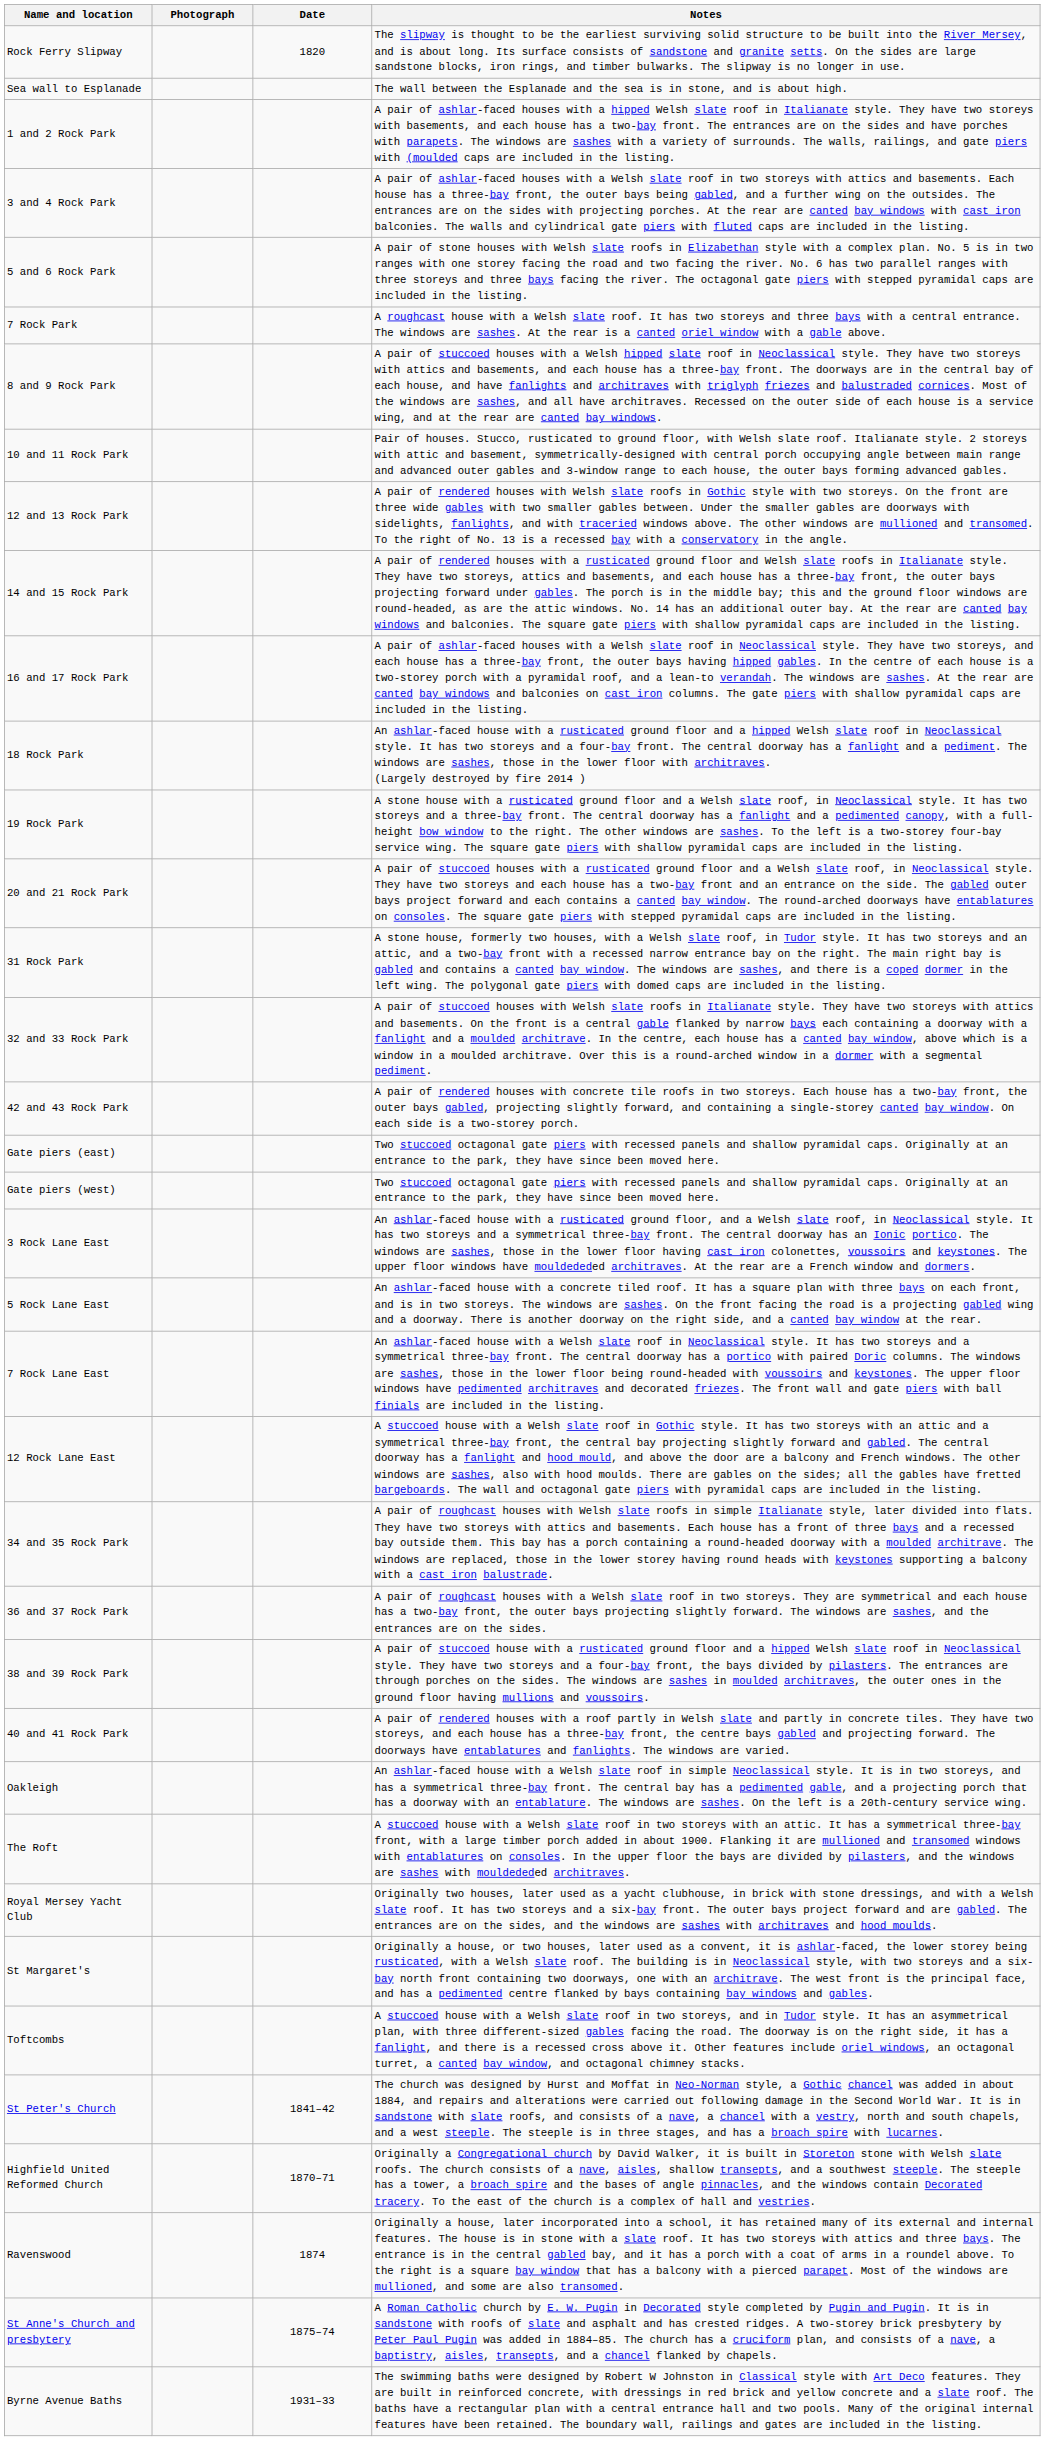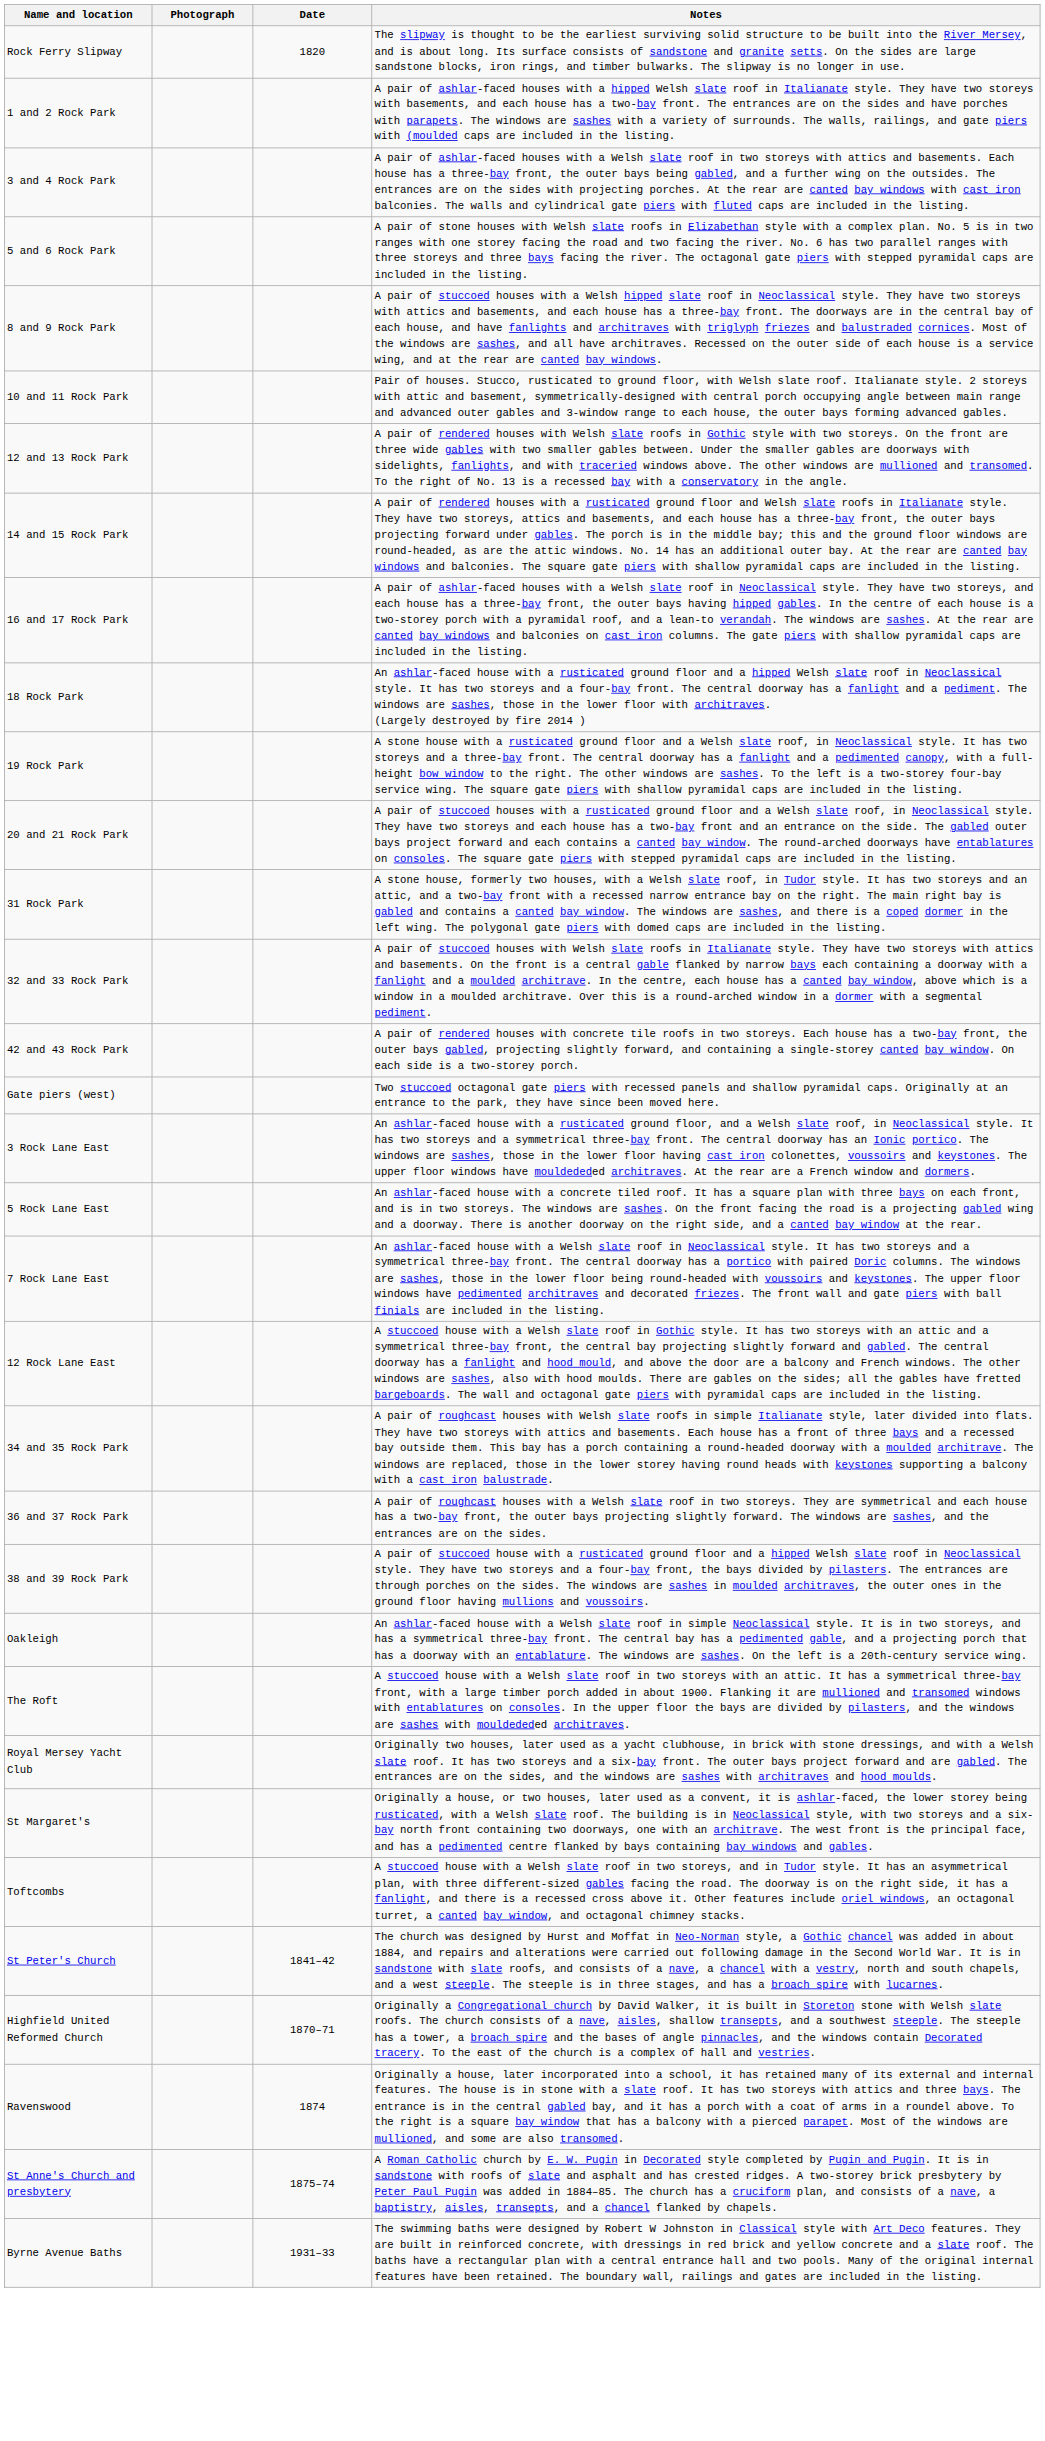- row: (74, 89)
- row: (42, 325)
- row: (61, 1153)
- row: (68, 1735)
